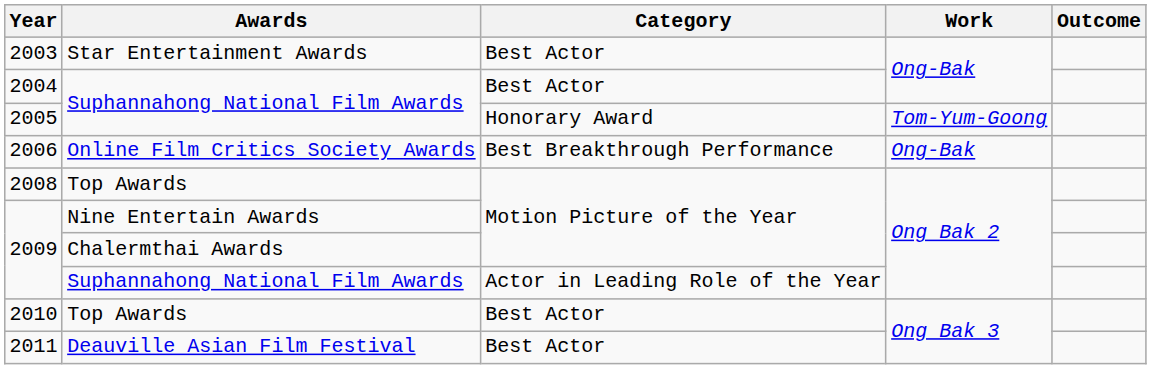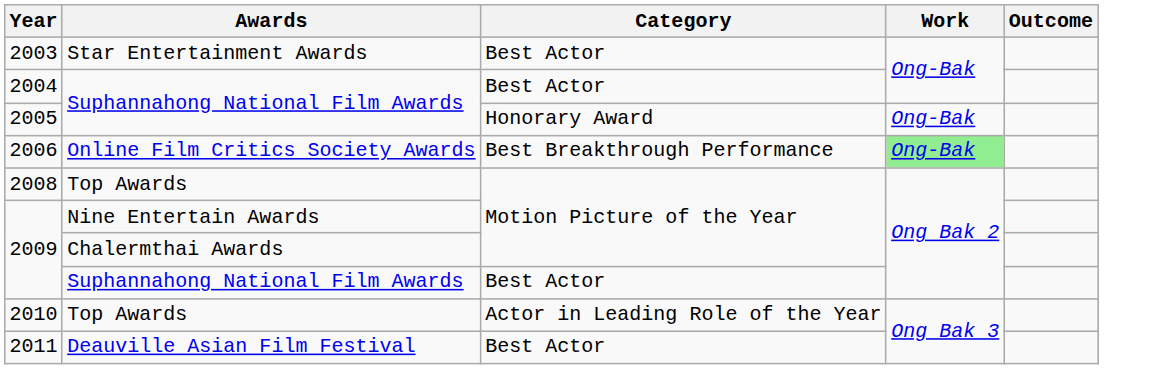(969, 119) Tom-Yum-Goong -> (933, 119) Ong-Bak
(933, 152) no background -> (933, 152) lightgreen background
(683, 282) Actor in Leading Role of the Year -> (545, 282) Best Actor
(545, 315) Best Actor -> (683, 315) Actor in Leading Role of the Year
